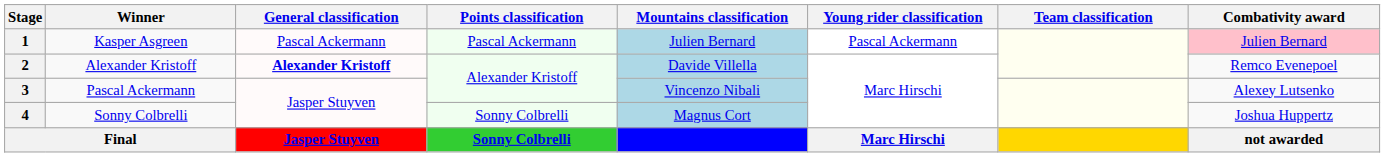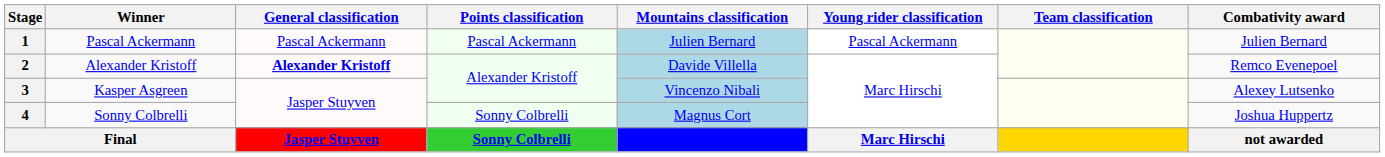(141, 41) Kasper Asgreen -> (141, 41) Pascal Ackermann
(1284, 41) pink background -> (1284, 41) no background
(141, 90) Pascal Ackermann -> (141, 90) Kasper Asgreen
